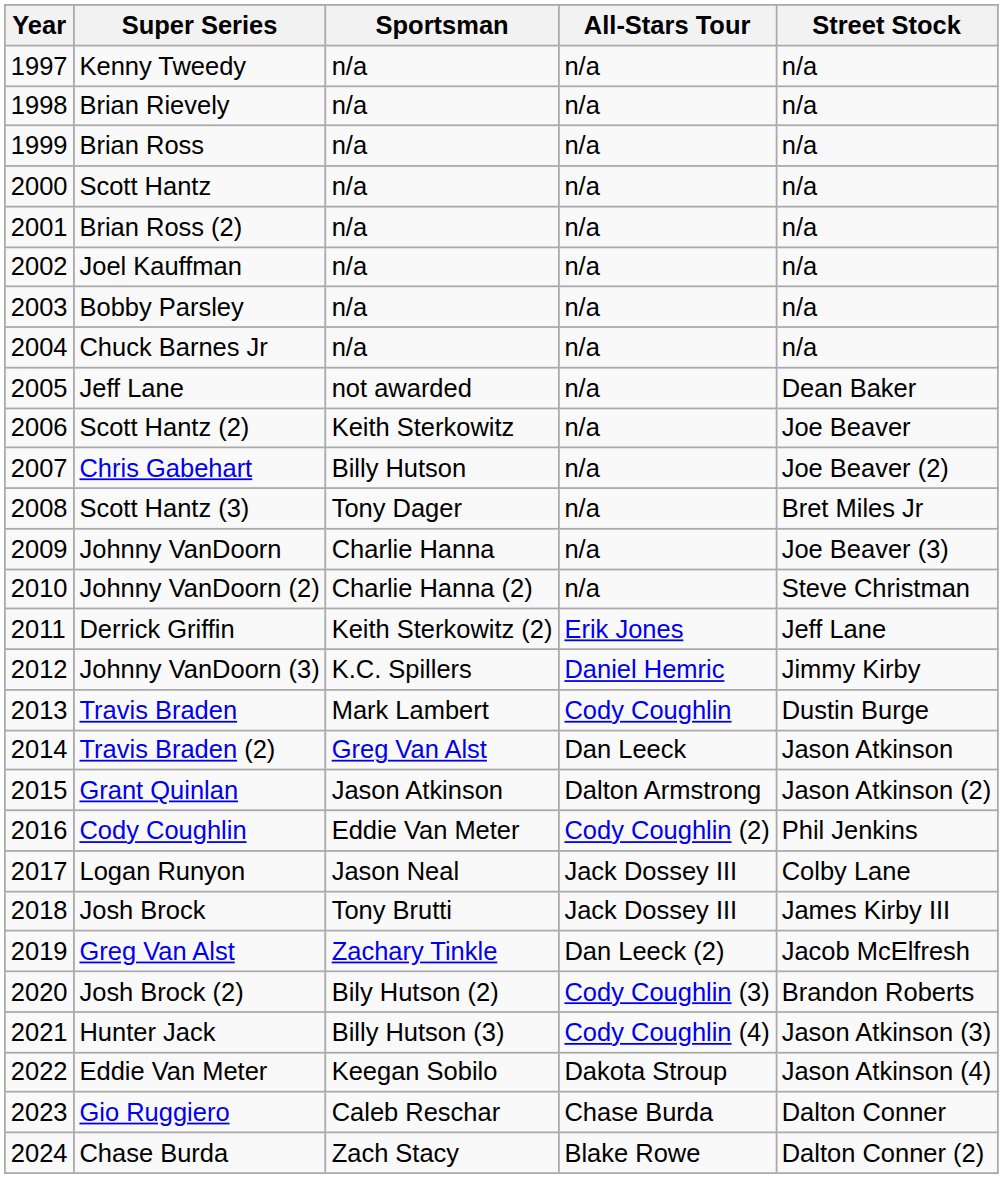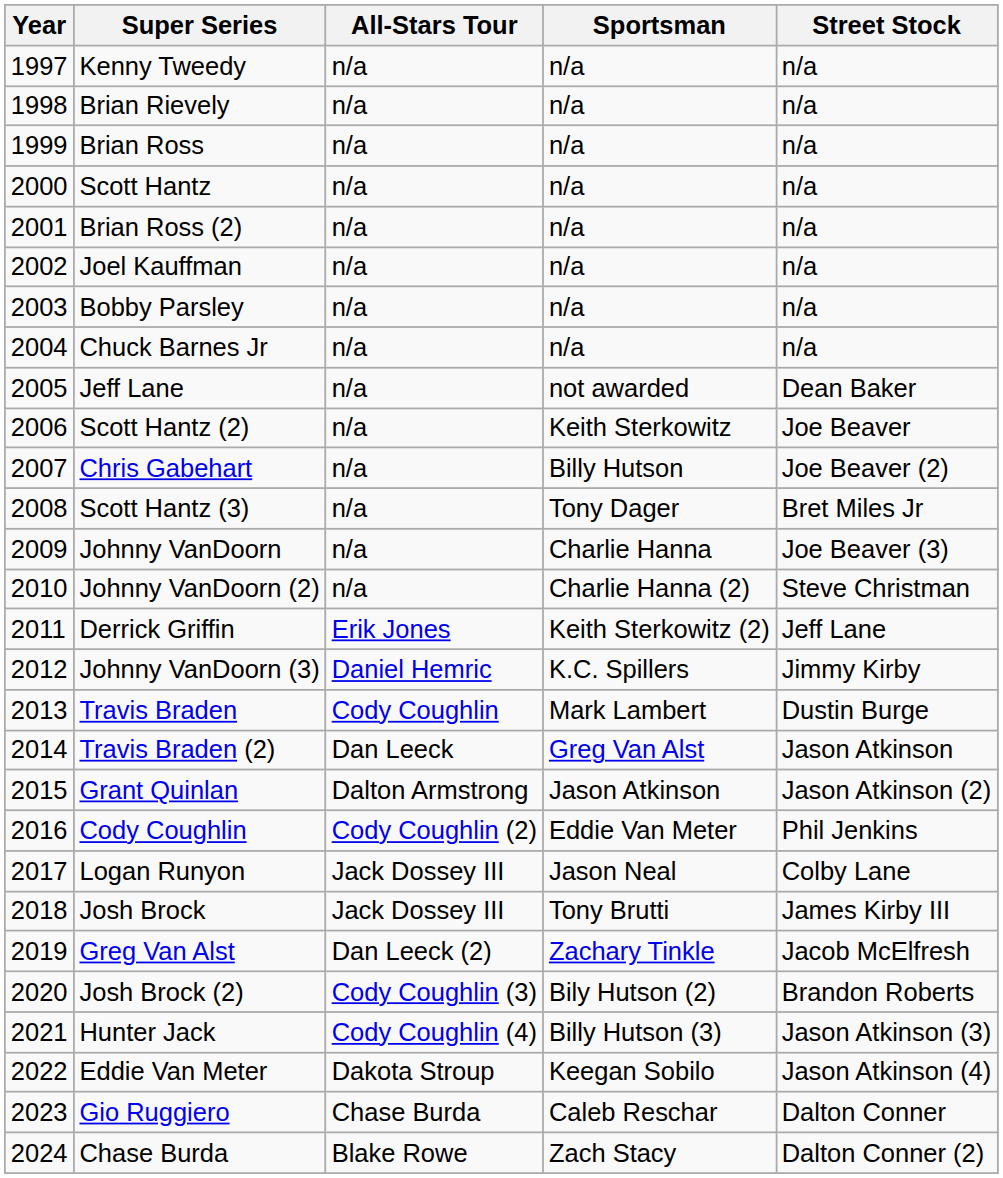columns swapped: (667, 25) <-> (442, 25)
